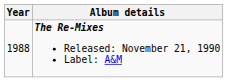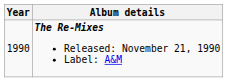(18, 49) 1988 -> (18, 49) 1990
